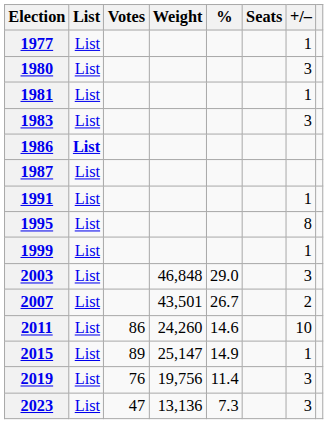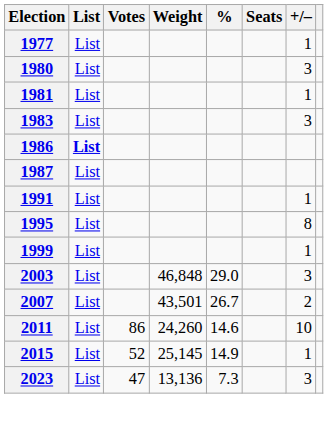(137, 353) 89 -> (137, 353) 52
(180, 353) 25,147 -> (180, 353) 25,145
- row: (37, 379)
